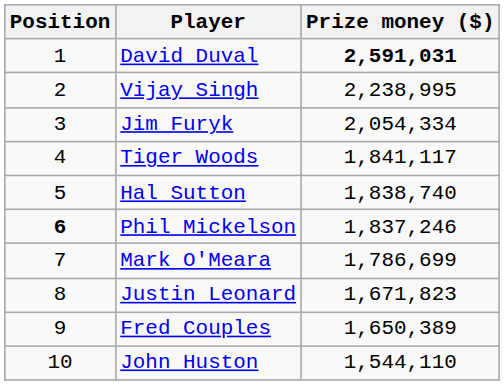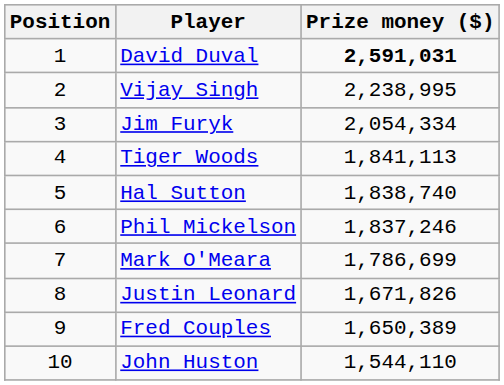(400, 158) 1,841,117 -> (400, 158) 1,841,113
(60, 227) bold -> (60, 227) normal
(400, 295) 1,671,823 -> (400, 295) 1,671,826
